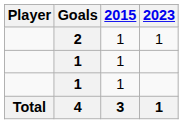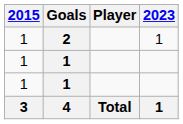columns swapped: (29, 15) <-> (120, 15)
